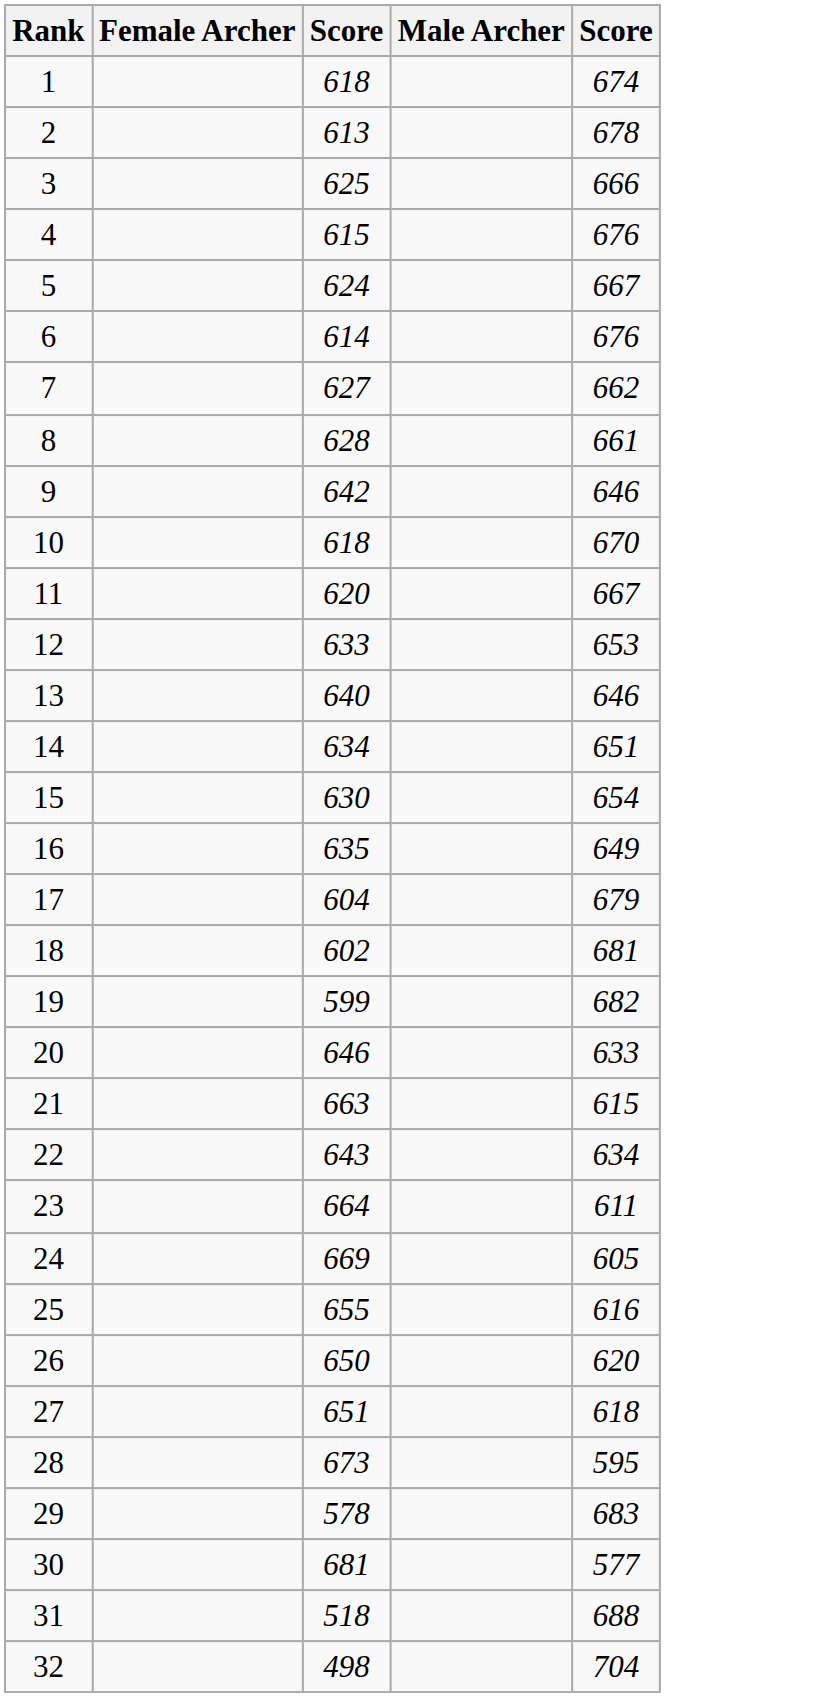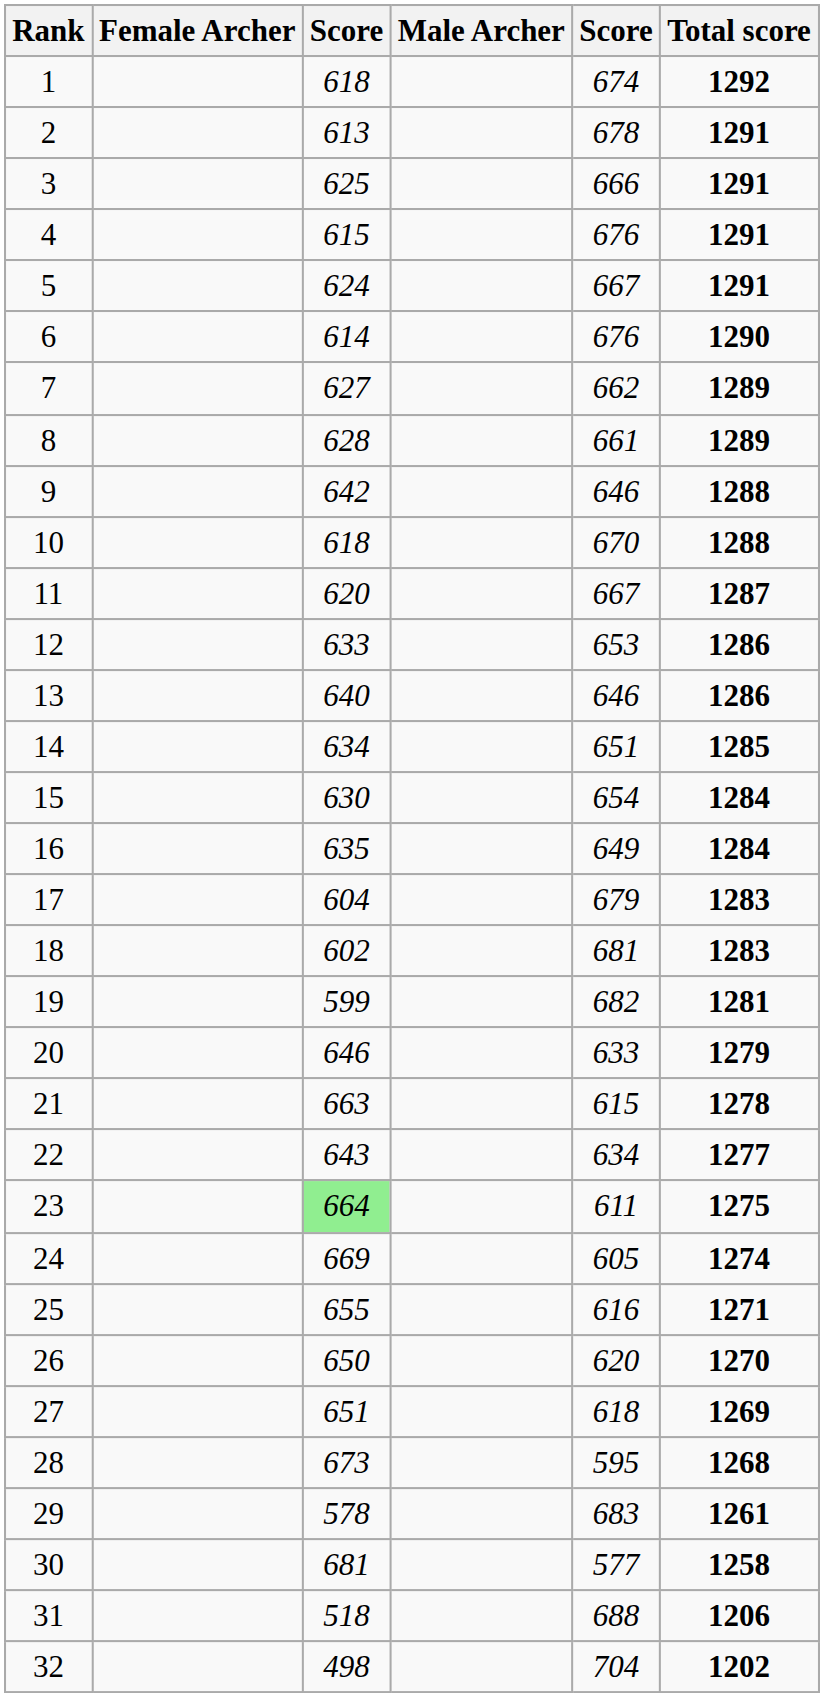+ column: (739, 30)
(347, 1206) no background -> (347, 1206) lightgreen background
